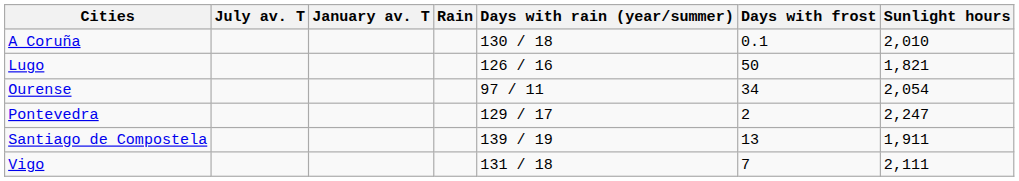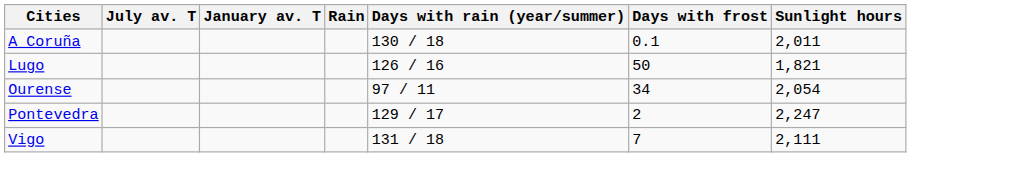(906, 41) 2,010 -> (798, 41) 2,011
- row: (108, 140)
